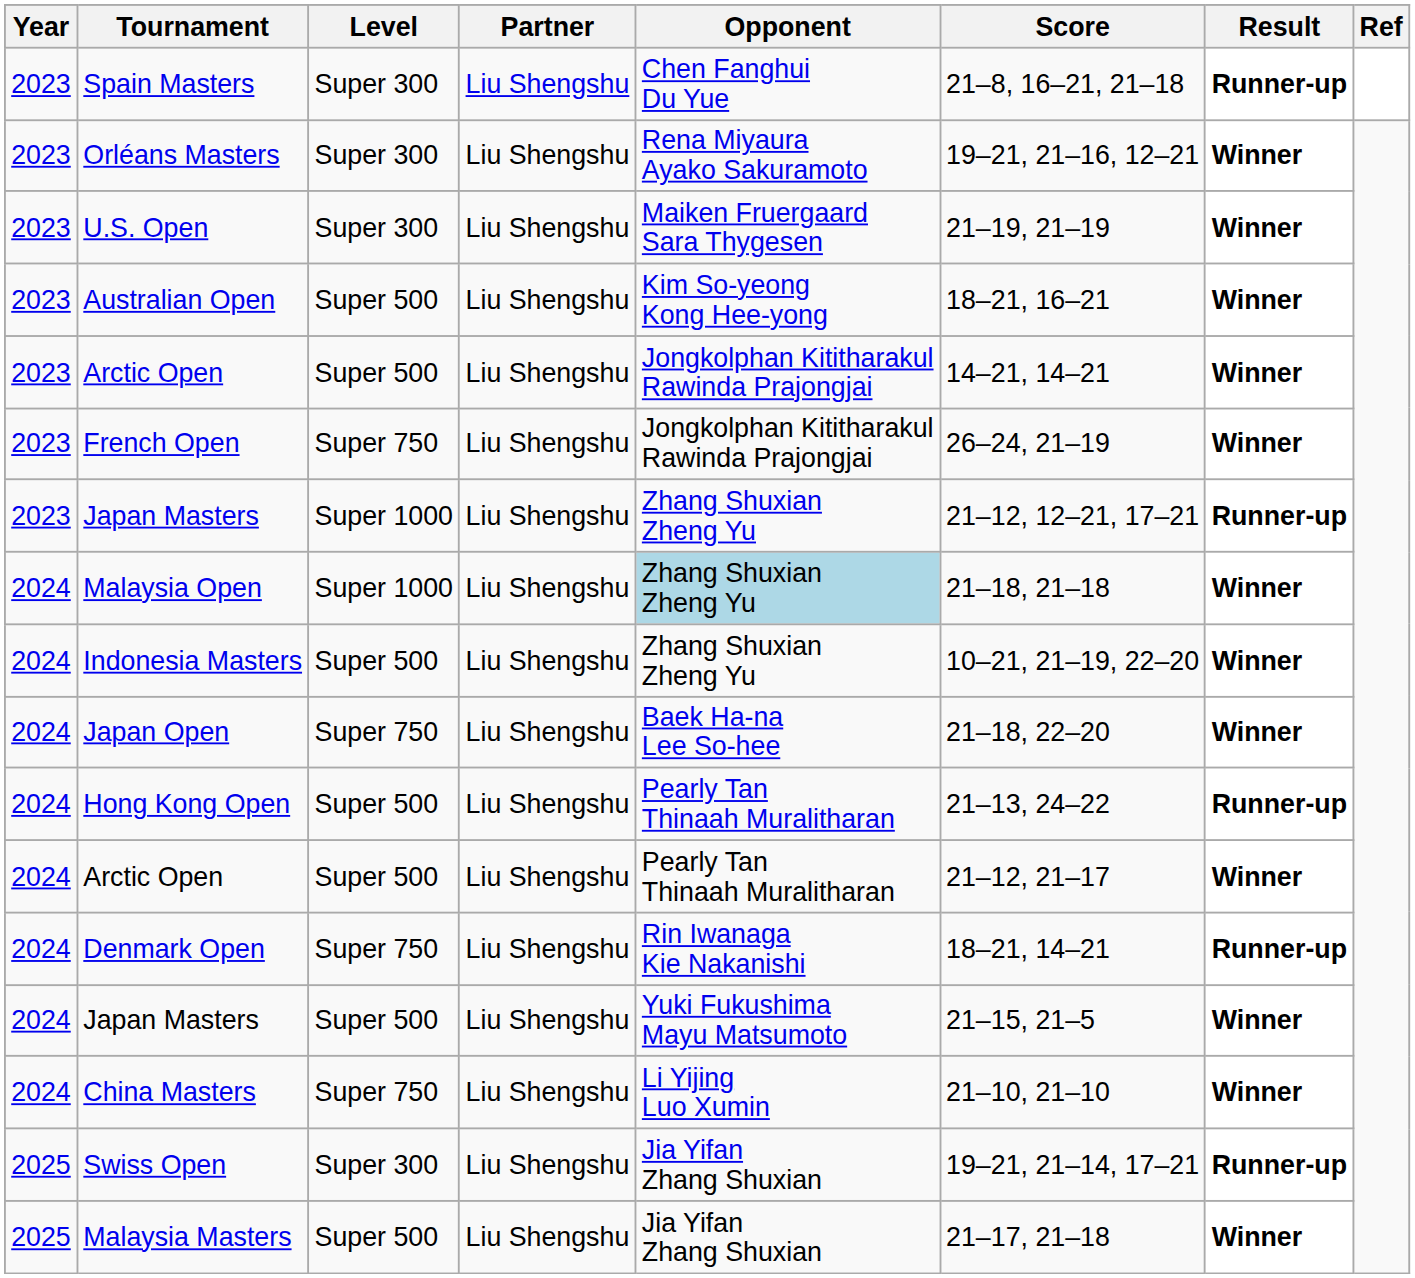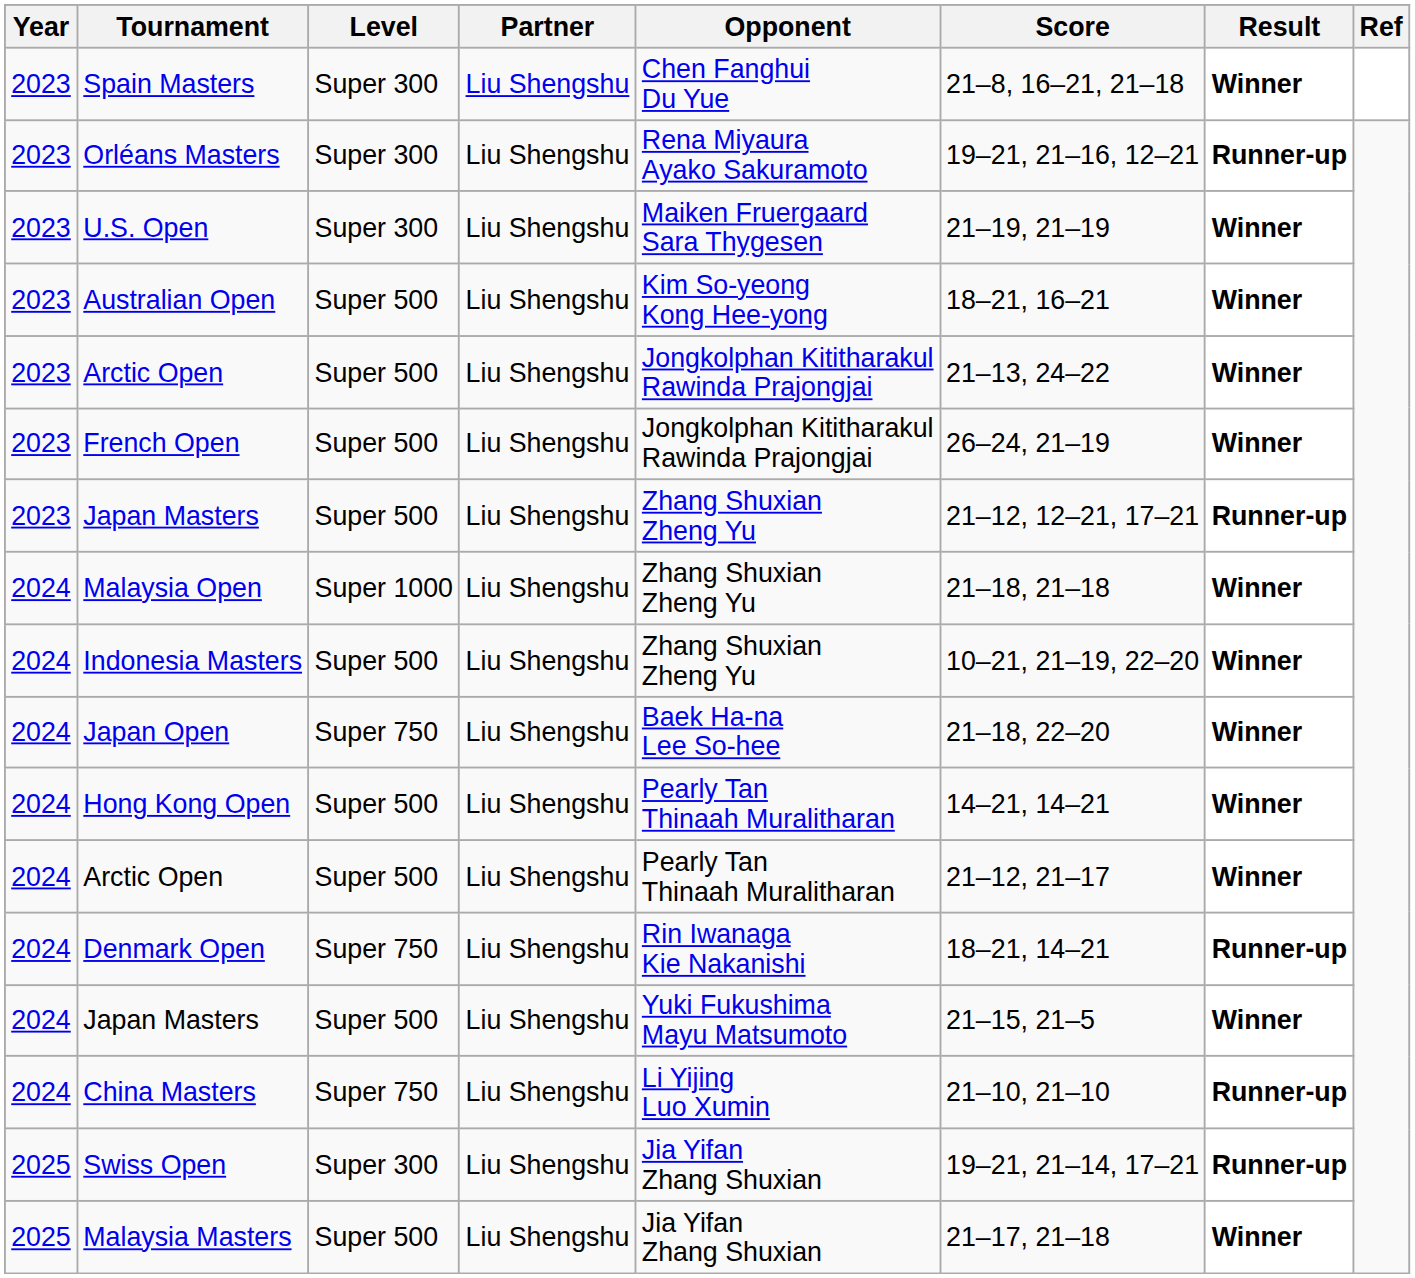(1279, 84) Runner-up -> (1257, 84) Winner
(1257, 156) Winner -> (1279, 156) Runner-up
(1028, 372) 14–21, 14–21 -> (1028, 372) 21–13, 24–22
(376, 444) Super 750 -> (376, 444) Super 500
(384, 516) Super 1000 -> (376, 516) Super 500
(732, 588) lightblue background -> (732, 588) no background
(1028, 804) 21–13, 24–22 -> (1028, 804) 14–21, 14–21
(1279, 804) Runner-up -> (1257, 804) Winner
(1257, 1093) Winner -> (1279, 1093) Runner-up
